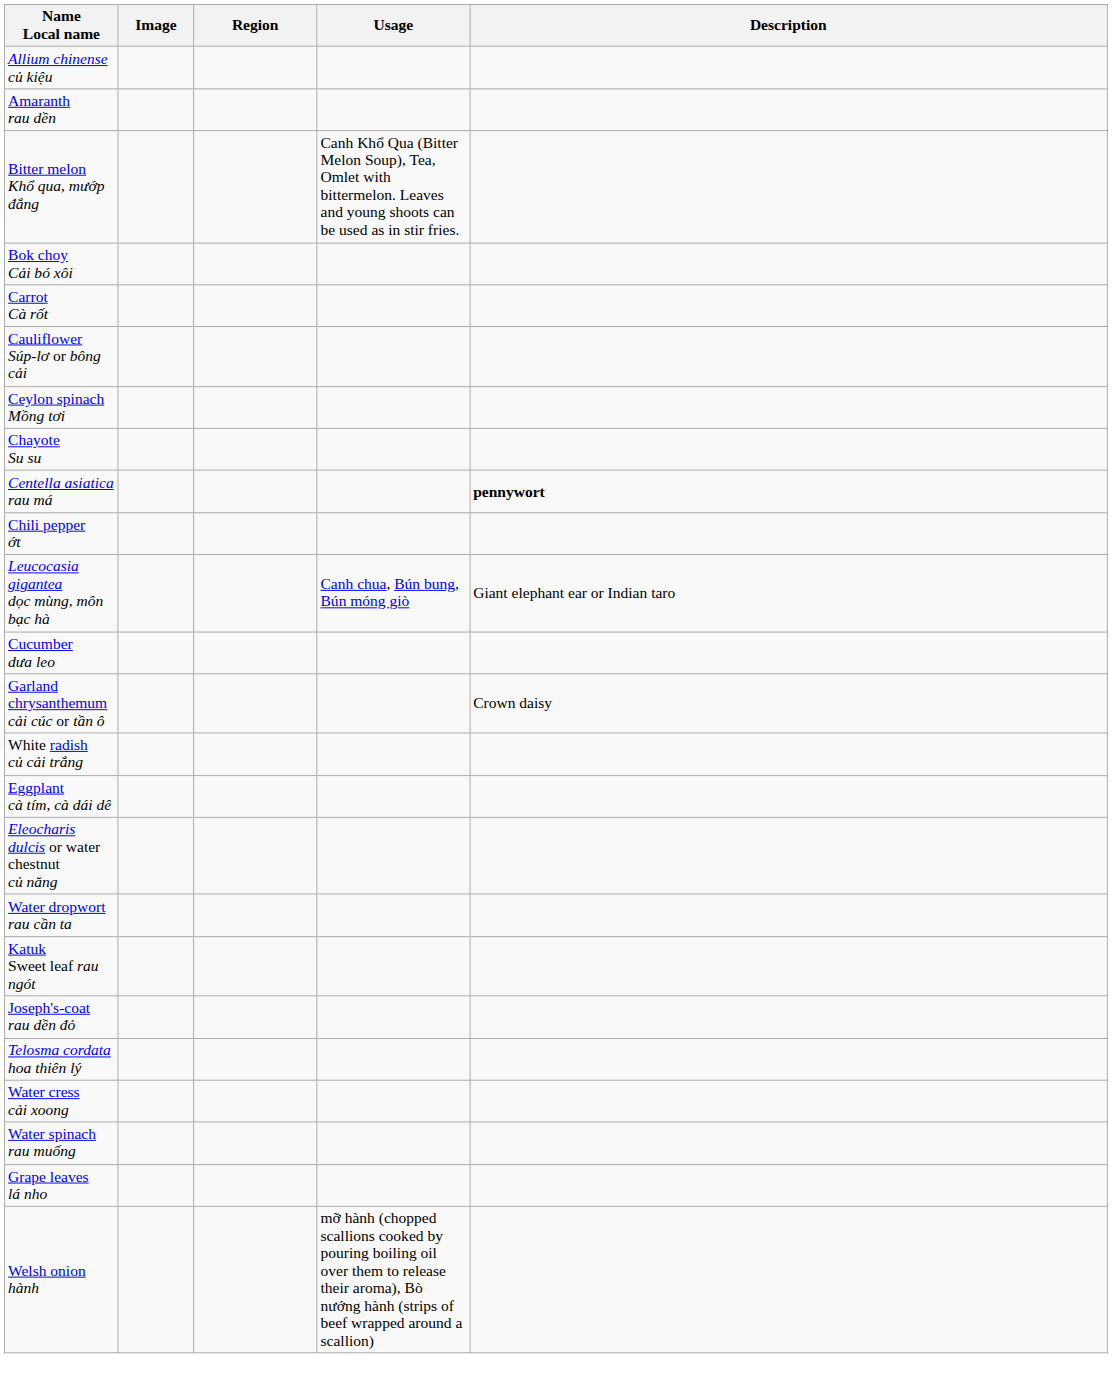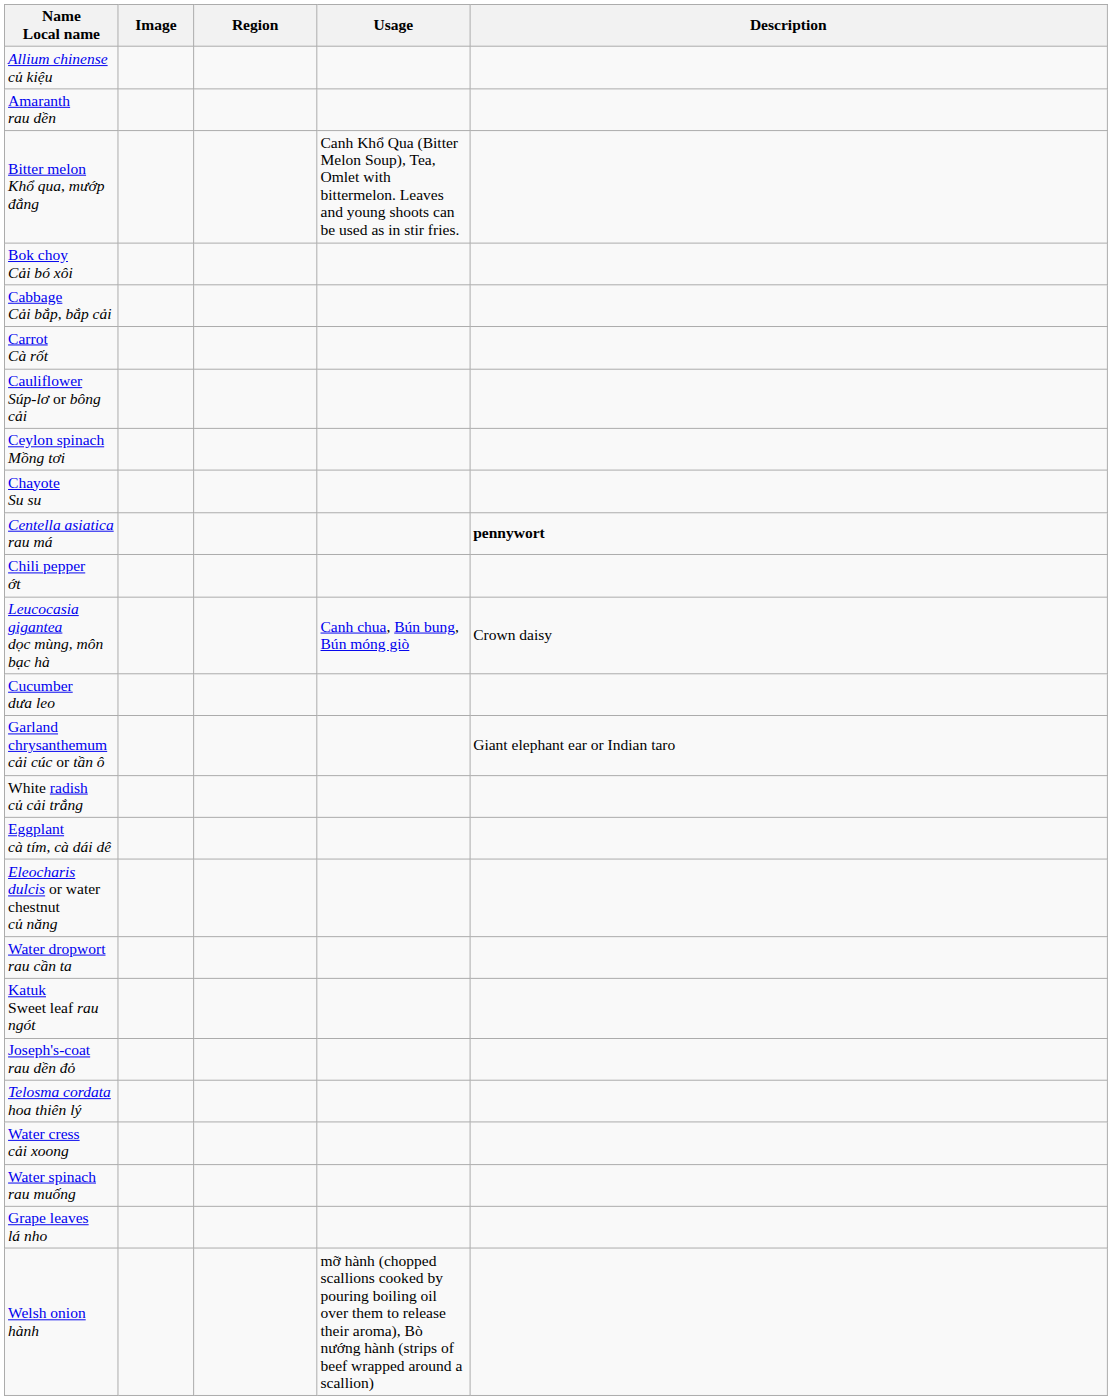+ row: (60, 305)
(574, 593) Giant elephant ear or Indian taro -> (513, 635) Crown daisy
(513, 703) Crown daisy -> (574, 745) Giant elephant ear or Indian taro
